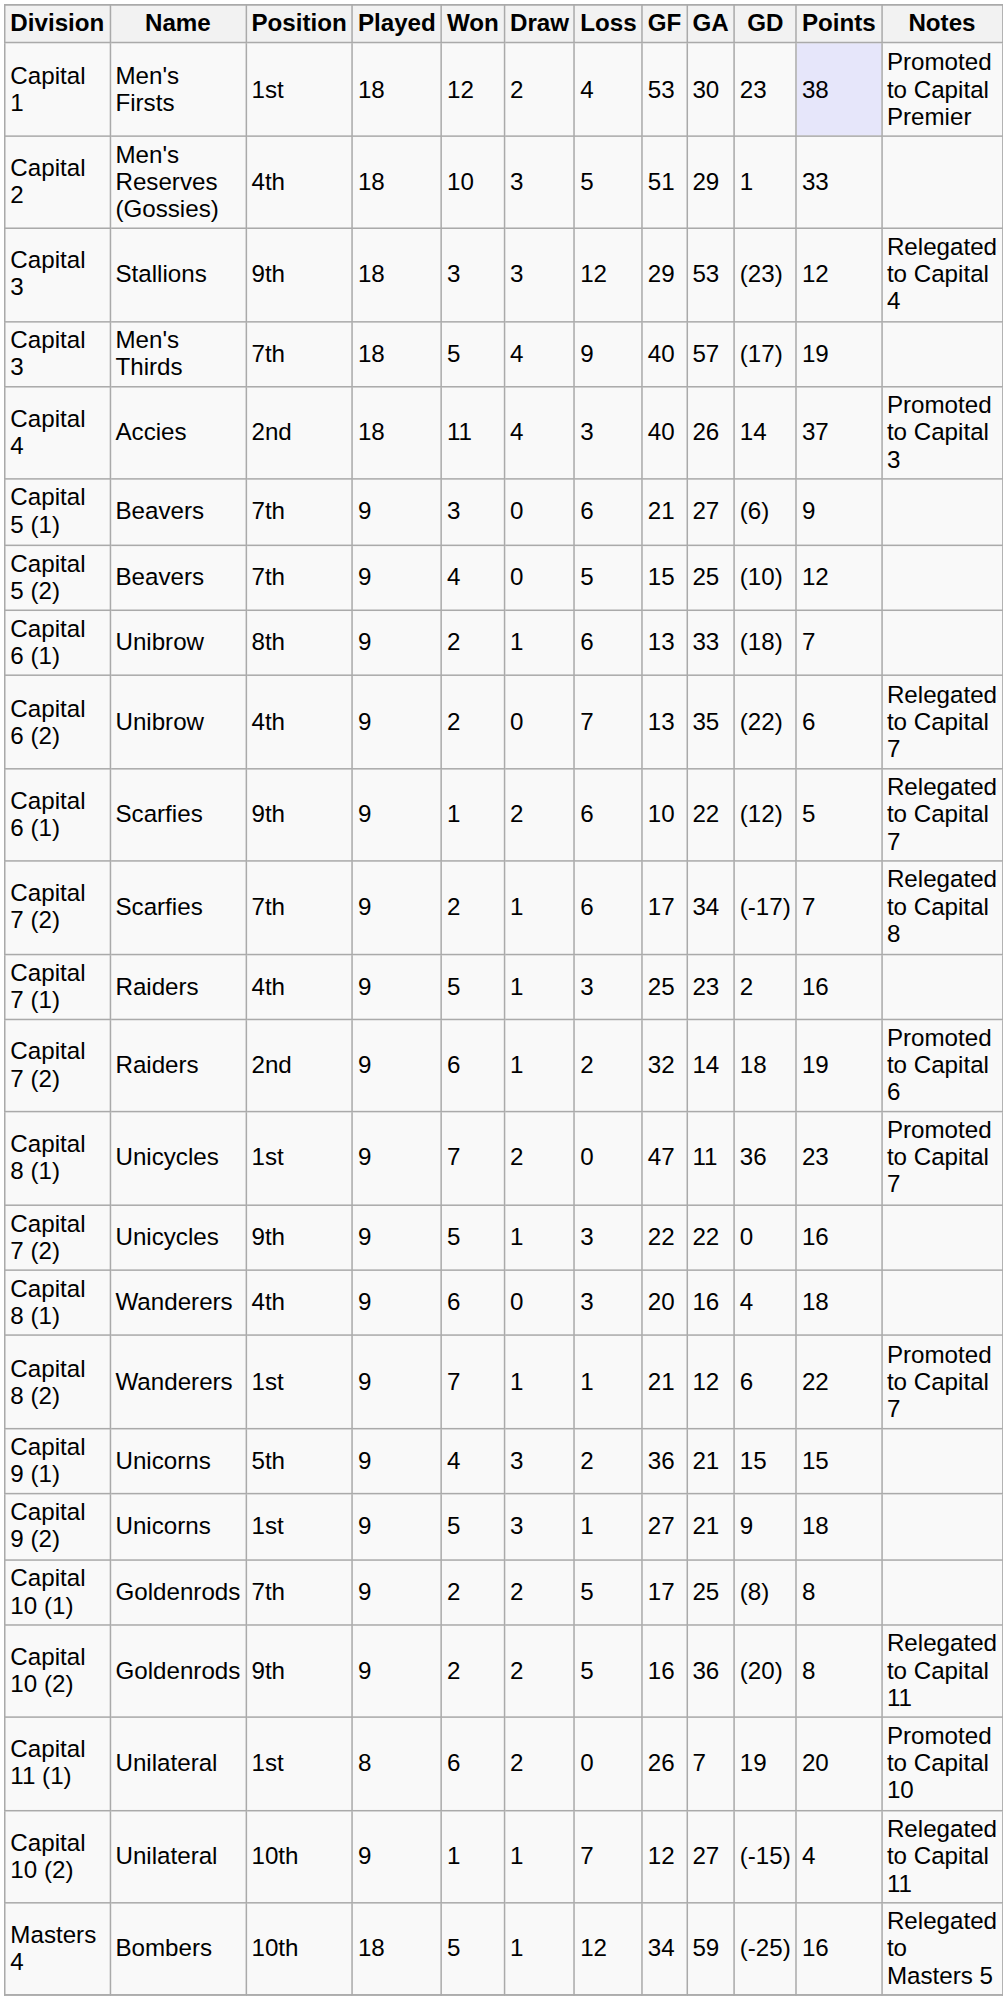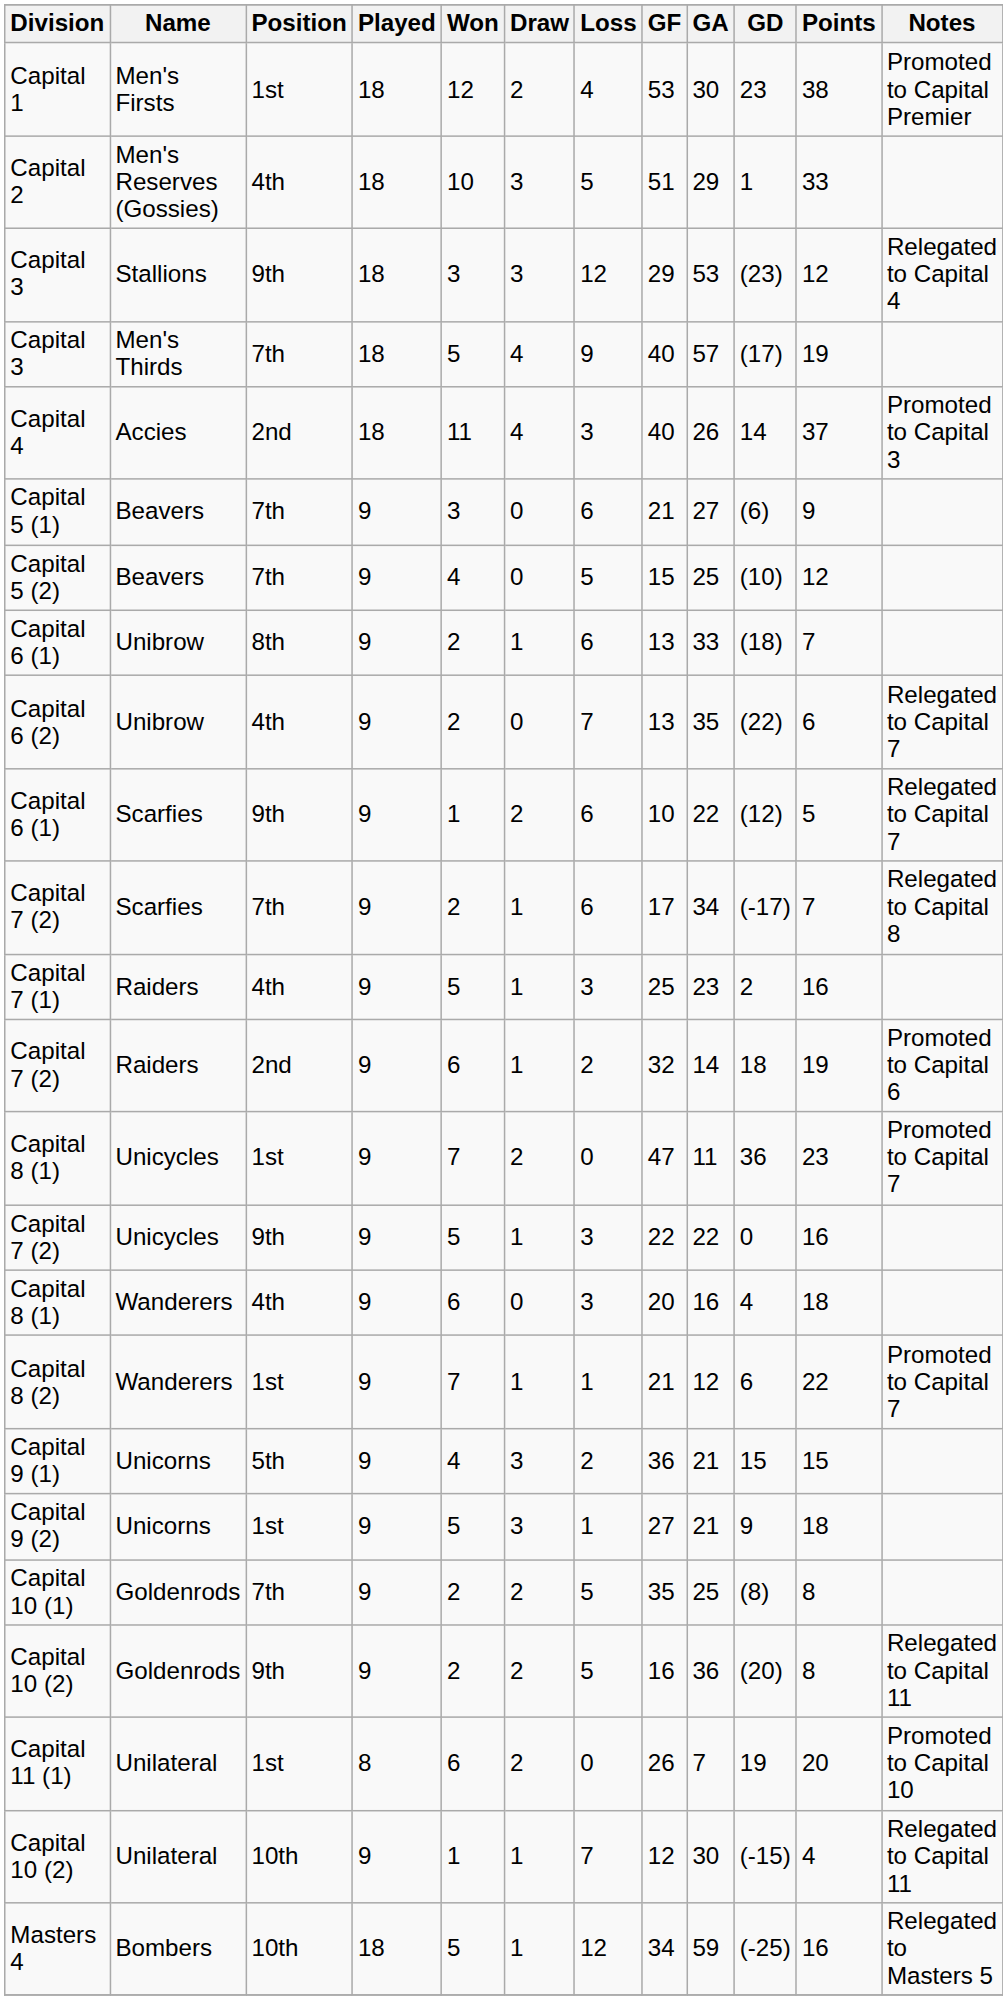(815, 89) lavender background -> (815, 89) no background
(661, 1591) 17 -> (661, 1591) 35
(706, 1856) 27 -> (706, 1856) 30
